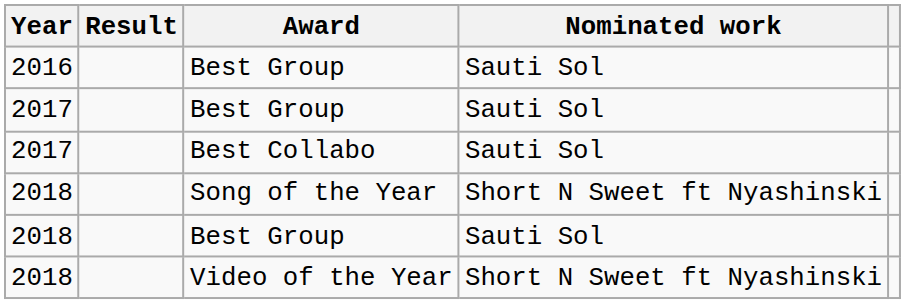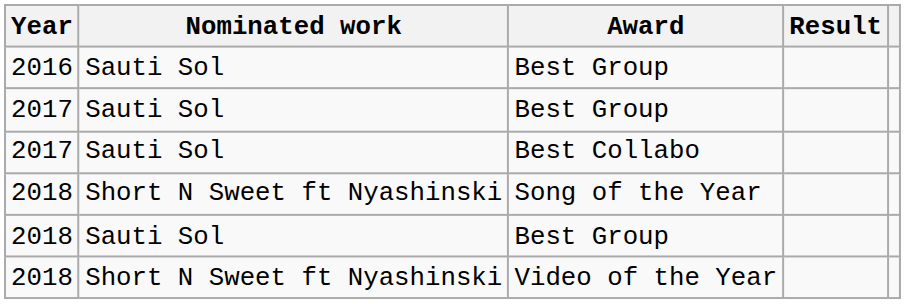columns swapped: (673, 26) <-> (132, 26)
